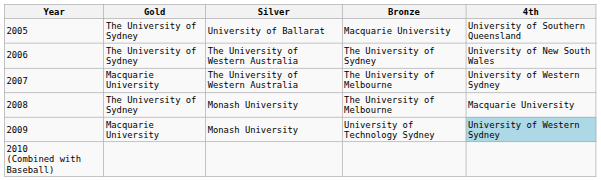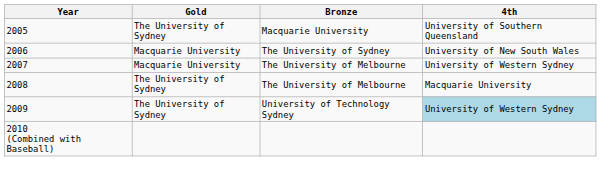- column: (274, 12)
(151, 56) The University of Sydney -> (187, 51) Macquarie University
(133, 129) Macquarie University -> (179, 109) The University of Sydney
